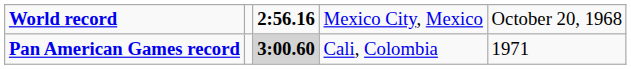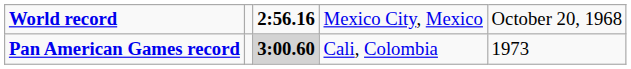(510, 49) 1971 -> (510, 49) 1973
